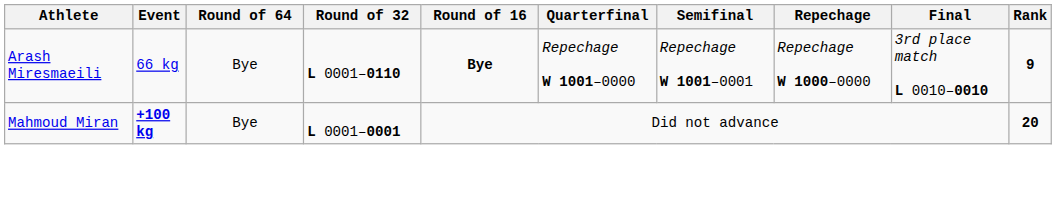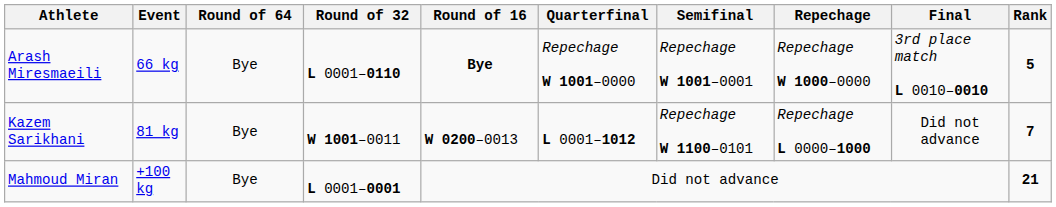(1030, 65) 9 -> (1030, 65) 5
+ row: (46, 132)
(153, 123) bold -> (153, 181) normal
(1030, 123) 20 -> (1030, 181) 21
